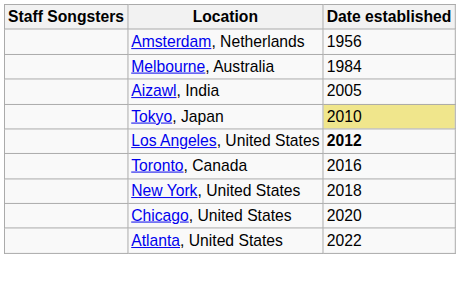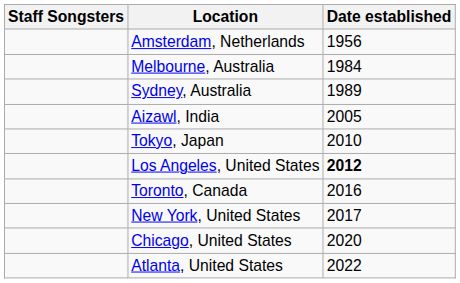+ row: (191, 91)
(344, 116) khaki background -> (344, 141) no background
(344, 191) 2018 -> (344, 215) 2017
